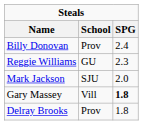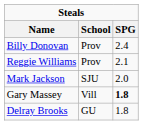(89, 62) GU -> (91, 62) Prov
(122, 62) 2.3 -> (122, 62) 2.1
(91, 111) Prov -> (89, 111) GU
